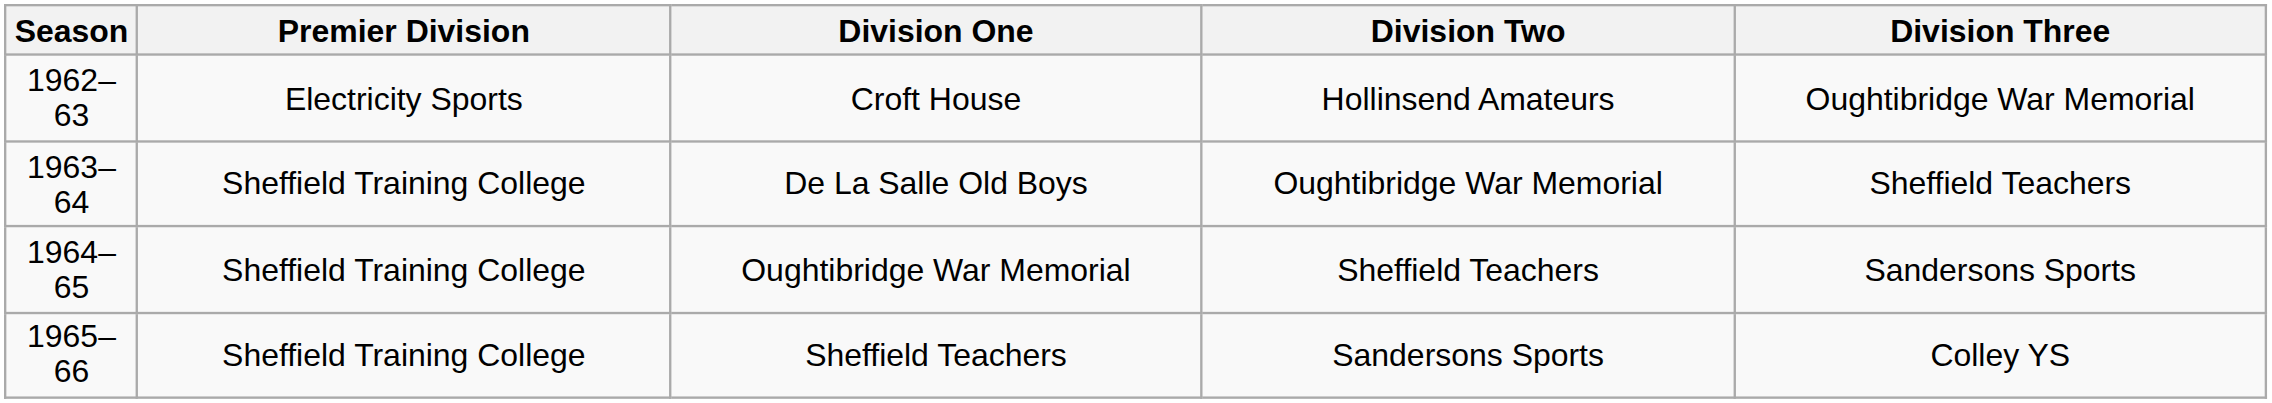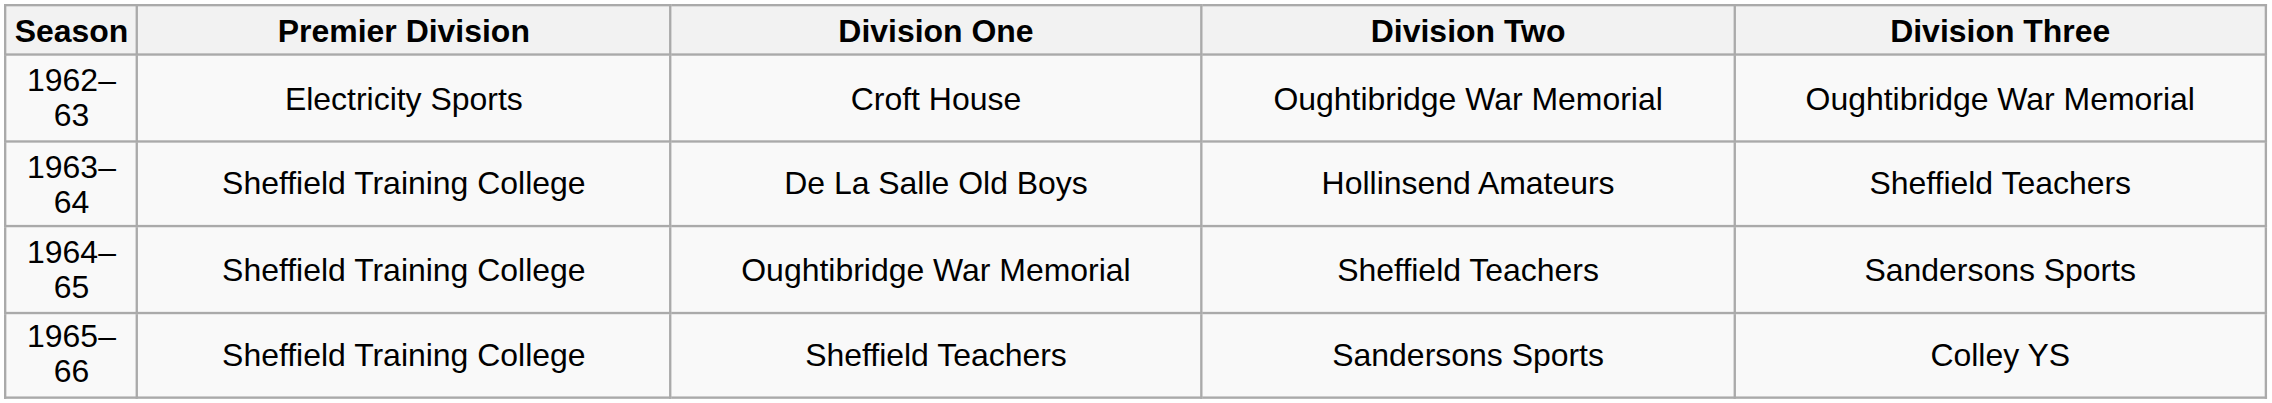(1468, 98) Hollinsend Amateurs -> (1468, 98) Oughtibridge War Memorial
(1468, 184) Oughtibridge War Memorial -> (1468, 184) Hollinsend Amateurs
